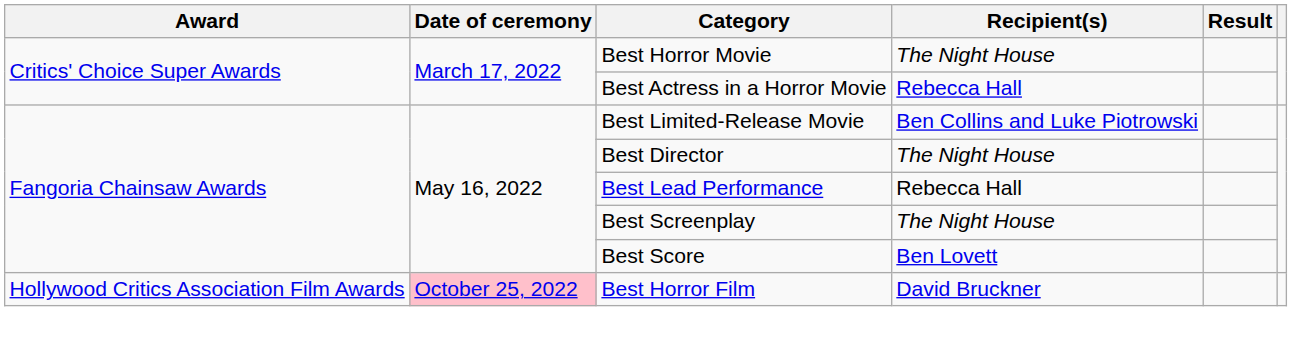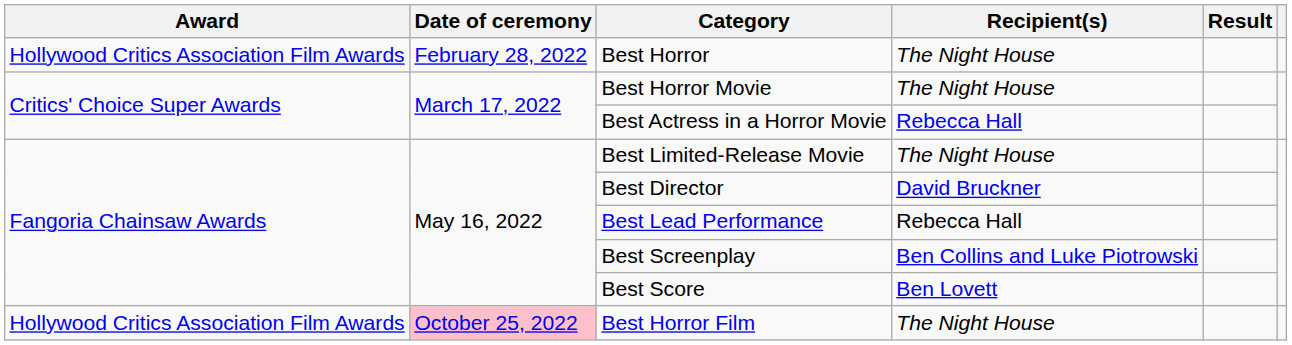+ row: (655, 54)
(1047, 121) Ben Collins and Luke Piotrowski -> (976, 155) The Night House
(976, 155) The Night House -> (969, 188) David Bruckner
(976, 222) The Night House -> (1047, 255) Ben Collins and Luke Piotrowski
(969, 289) David Bruckner -> (976, 322) The Night House
